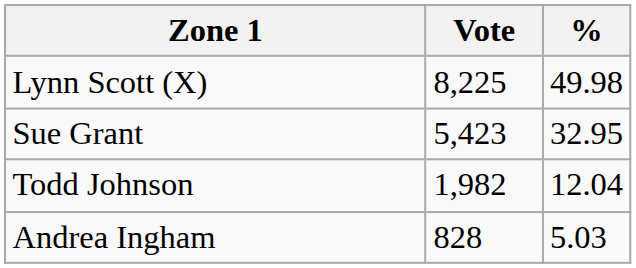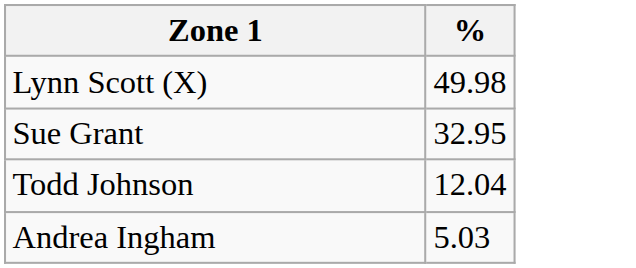- column: (484, 30)
